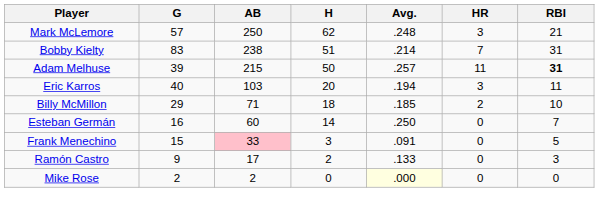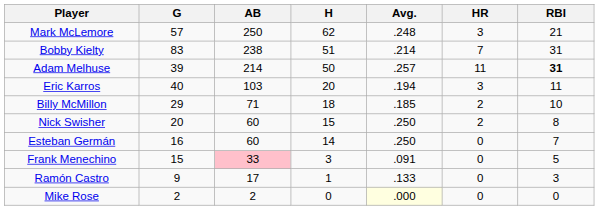(253, 68) 215 -> (253, 68) 214
+ row: (72, 123)
(329, 159) 2 -> (329, 178) 1
